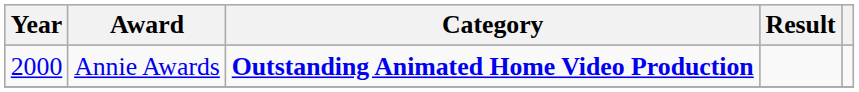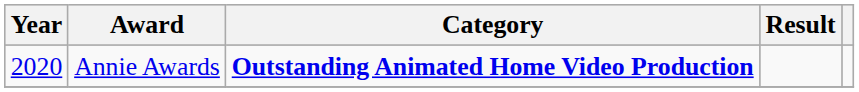(37, 65) 2000 -> (37, 65) 2020
